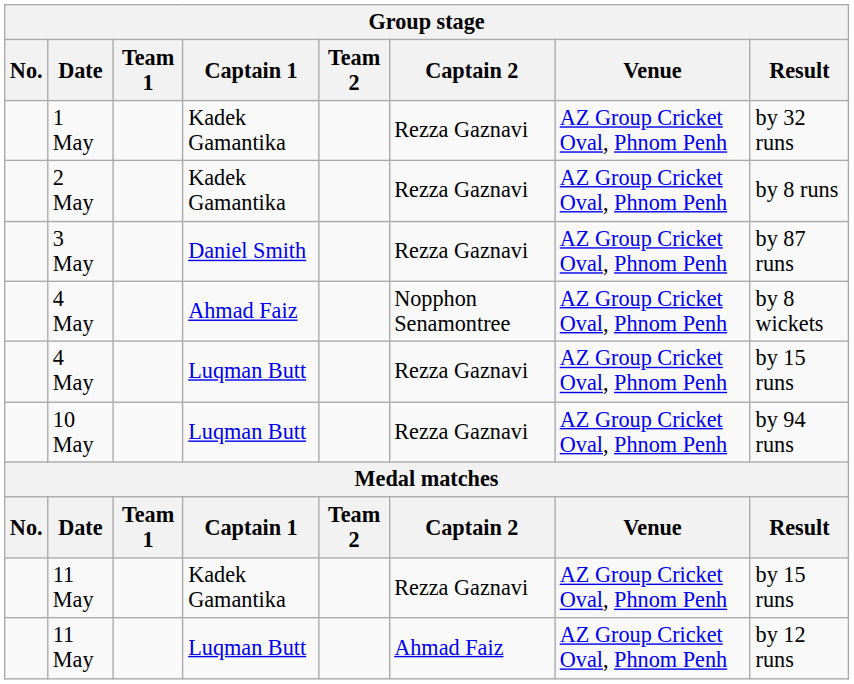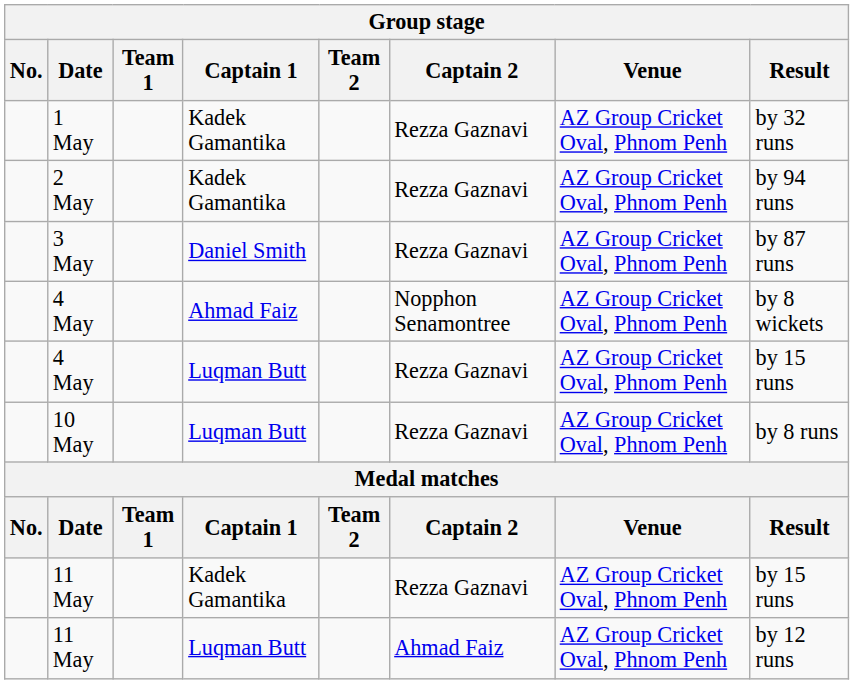(797, 190) by 8 runs -> (781, 190) by 94 runs
(781, 431) by 94 runs -> (797, 431) by 8 runs
